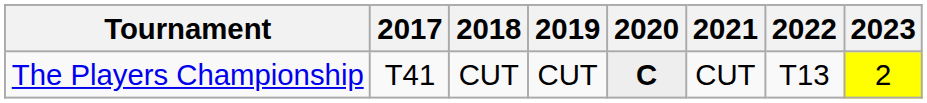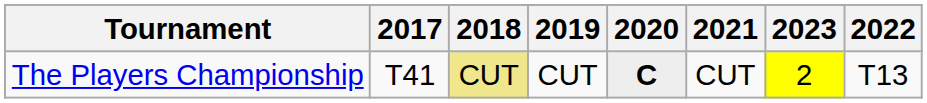columns swapped: (804, 28) <-> (883, 28)
(489, 75) no background -> (489, 75) khaki background
